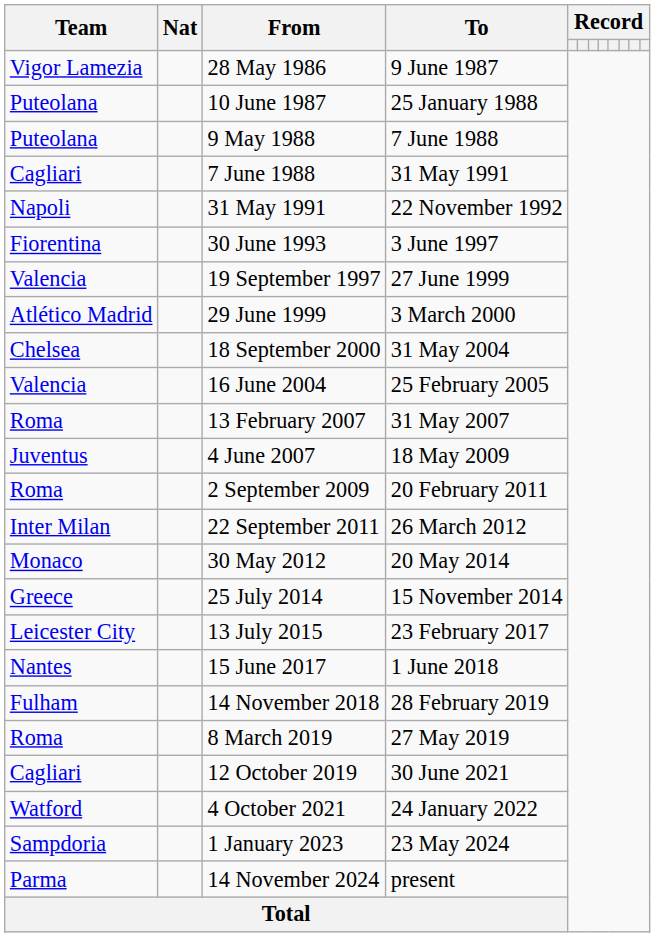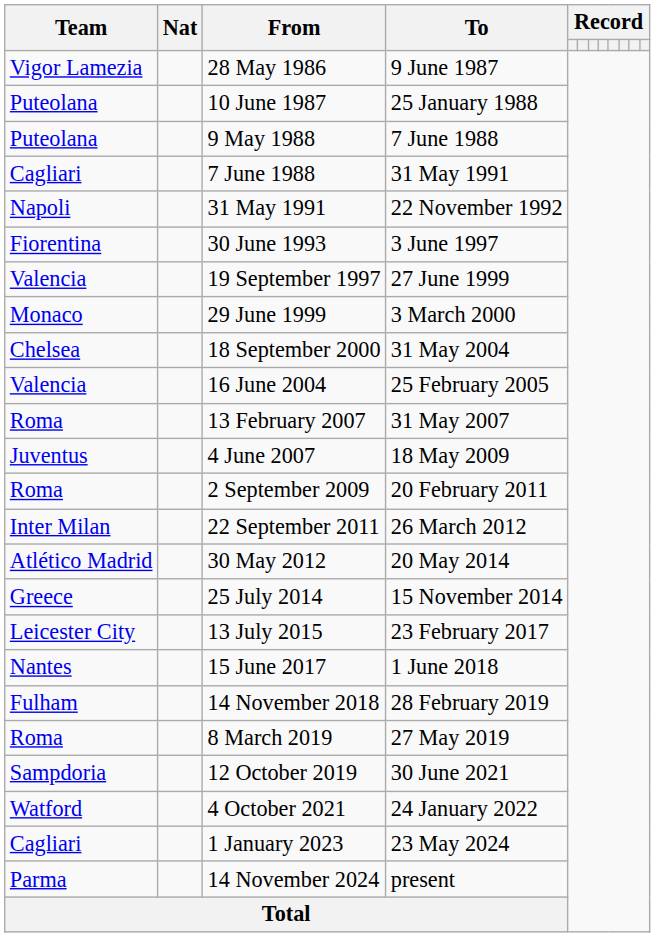(81, 314) Atlético Madrid -> (46, 314) Monaco
(46, 561) Monaco -> (81, 561) Atlético Madrid
(46, 773) Cagliari -> (58, 773) Sampdoria
(58, 843) Sampdoria -> (46, 843) Cagliari
